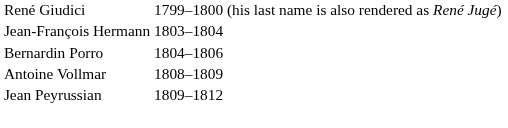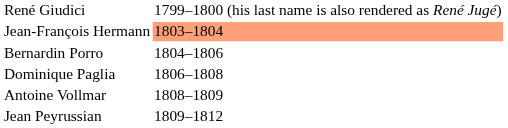(189, 31) no background -> (189, 31) lightsalmon background
+ row: (60, 73)
